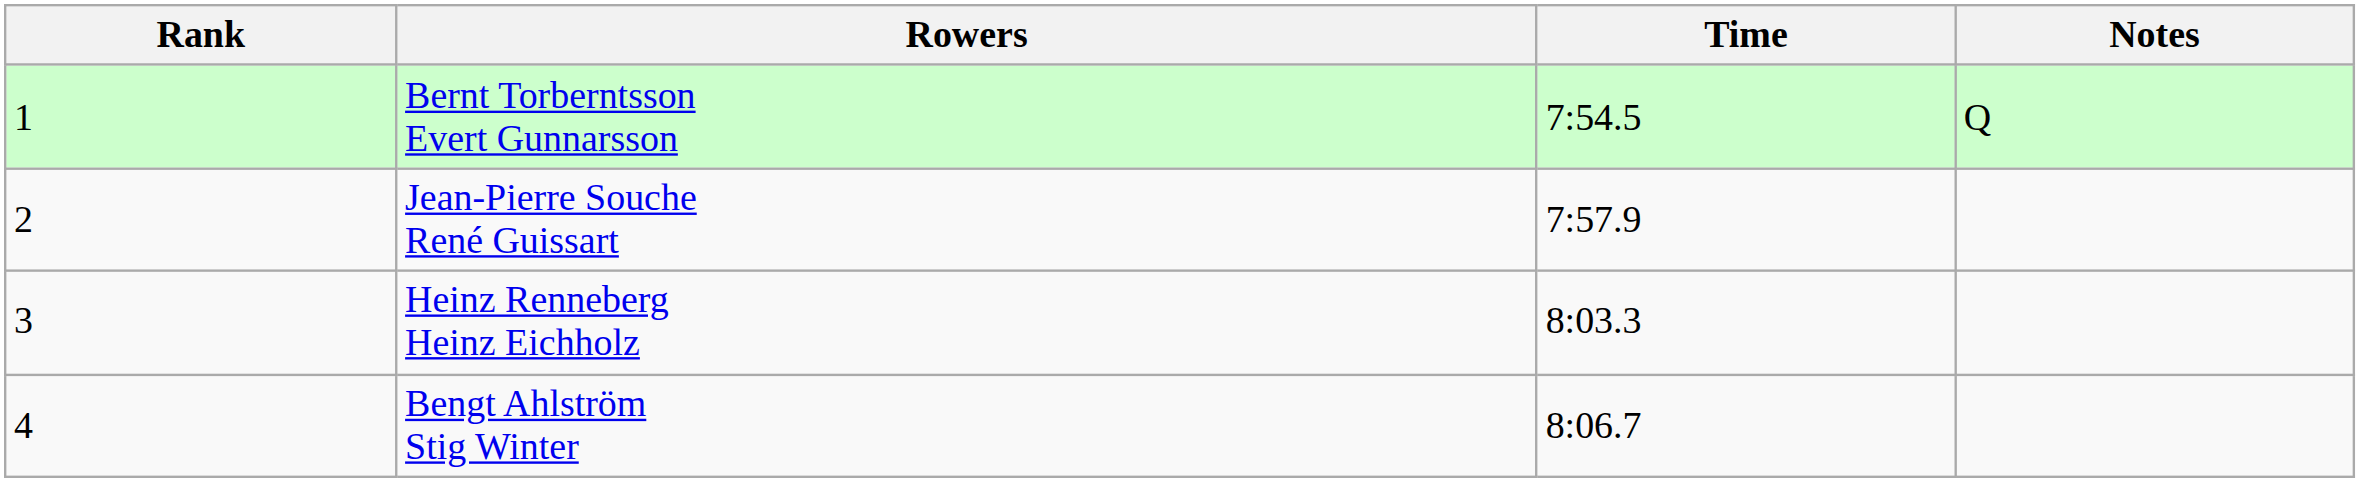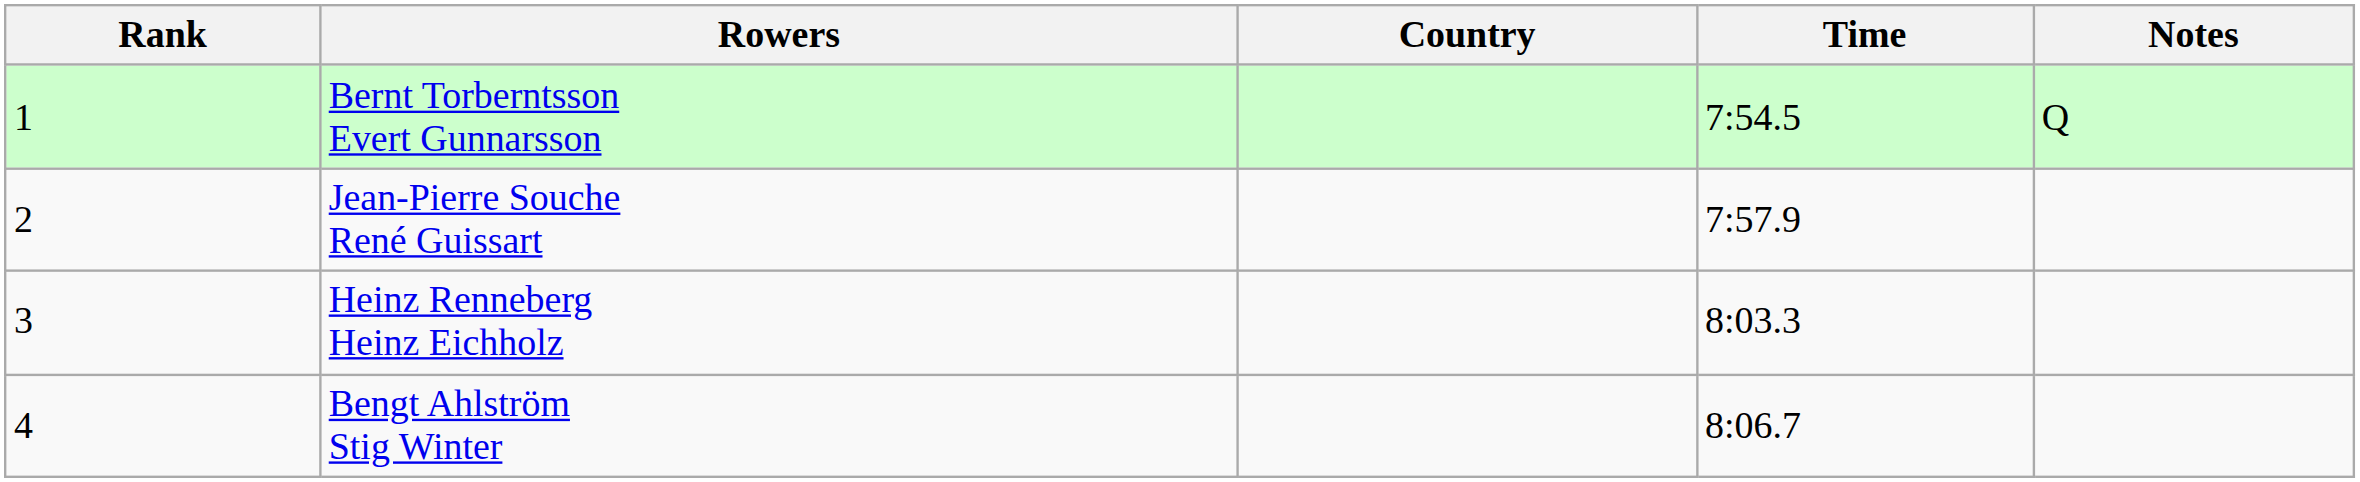+ column: (1467, 34)
